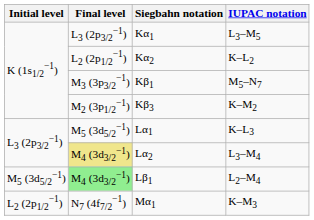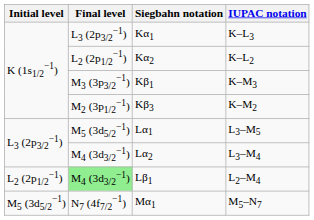(244, 34) L3–M5 -> (241, 34) K–L3
(245, 82) M5–N7 -> (243, 82) K–M3
(241, 130) K–L3 -> (244, 130) L3–M5
(100, 154) khaki background -> (100, 154) no background
(36, 178) M5 (3d5/2−1) -> (35, 178) L2 (2p1/2−1)
(35, 202) L2 (2p1/2−1) -> (36, 202) M5 (3d5/2−1)
(243, 202) K–M3 -> (245, 202) M5–N7
